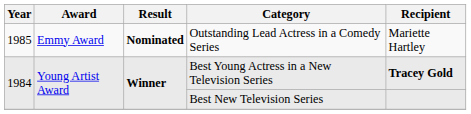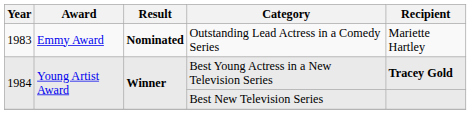(19, 40) 1985 -> (19, 40) 1983
